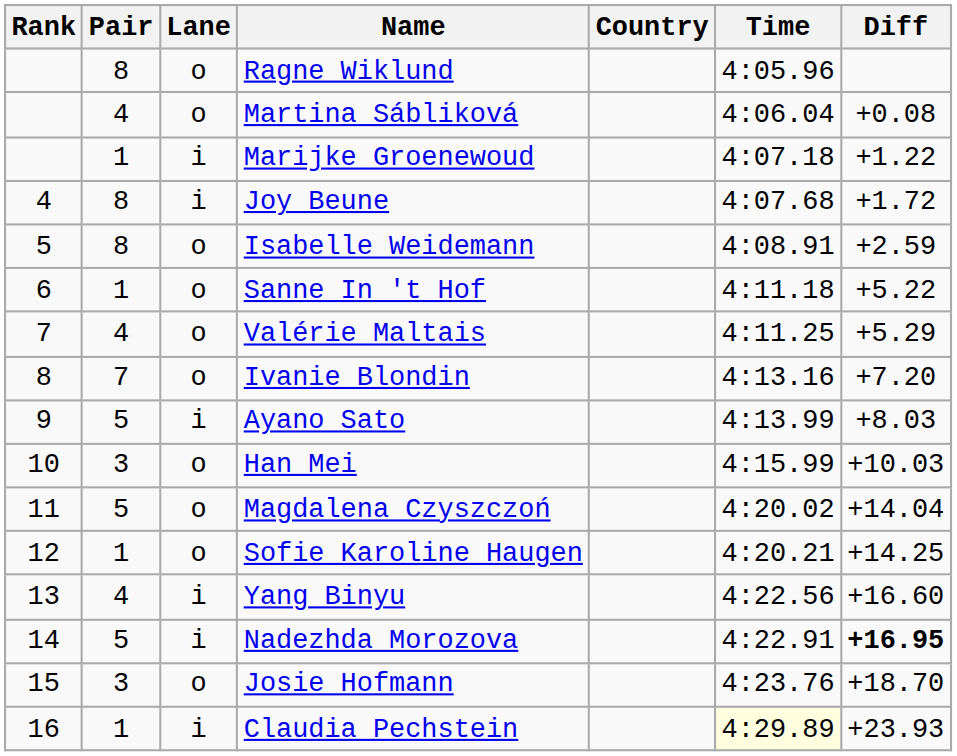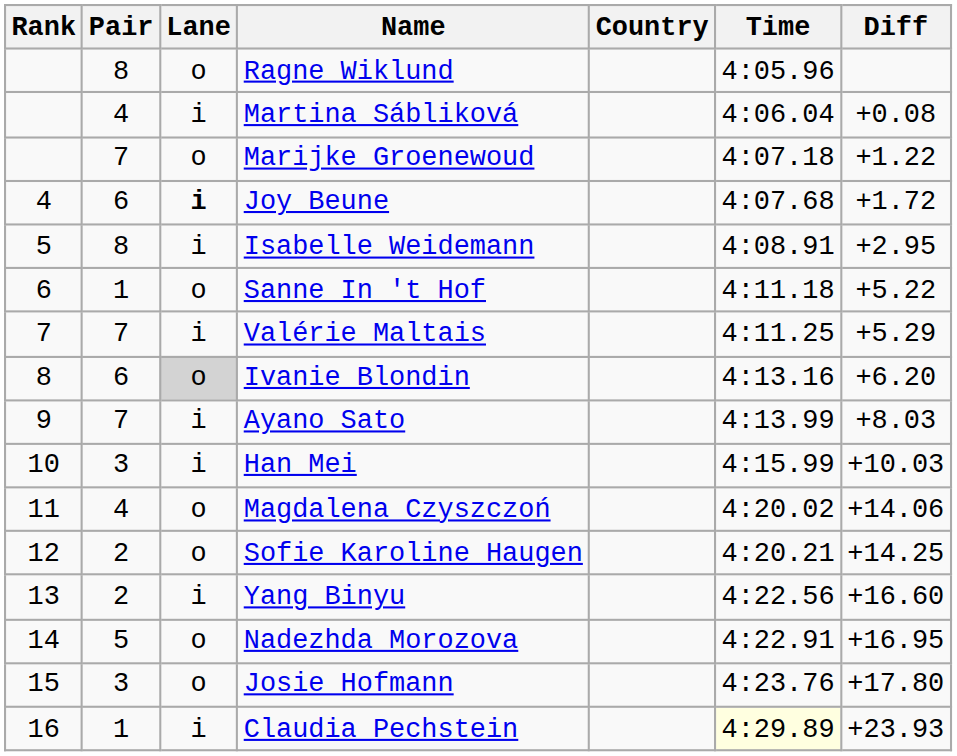(199, 115) o -> (199, 115) i
(121, 159) 1 -> (121, 159) 7
(199, 159) i -> (199, 159) o
(121, 202) 8 -> (121, 202) 6
(199, 202) normal -> (199, 202) bold
(199, 246) o -> (199, 246) i
(896, 246) +2.59 -> (896, 246) +2.95
(121, 334) 4 -> (121, 334) 7
(199, 334) o -> (199, 334) i
(121, 378) 7 -> (121, 378) 6
(199, 378) no background -> (199, 378) lightgrey background
(896, 378) +7.20 -> (896, 378) +6.20
(121, 422) 5 -> (121, 422) 7
(199, 466) o -> (199, 466) i
(121, 509) 5 -> (121, 509) 4
(896, 509) +14.04 -> (896, 509) +14.06
(121, 553) 1 -> (121, 553) 2
(121, 597) 4 -> (121, 597) 2
(199, 641) i -> (199, 641) o
(896, 641) bold -> (896, 641) normal
(896, 685) +18.70 -> (896, 685) +17.80
